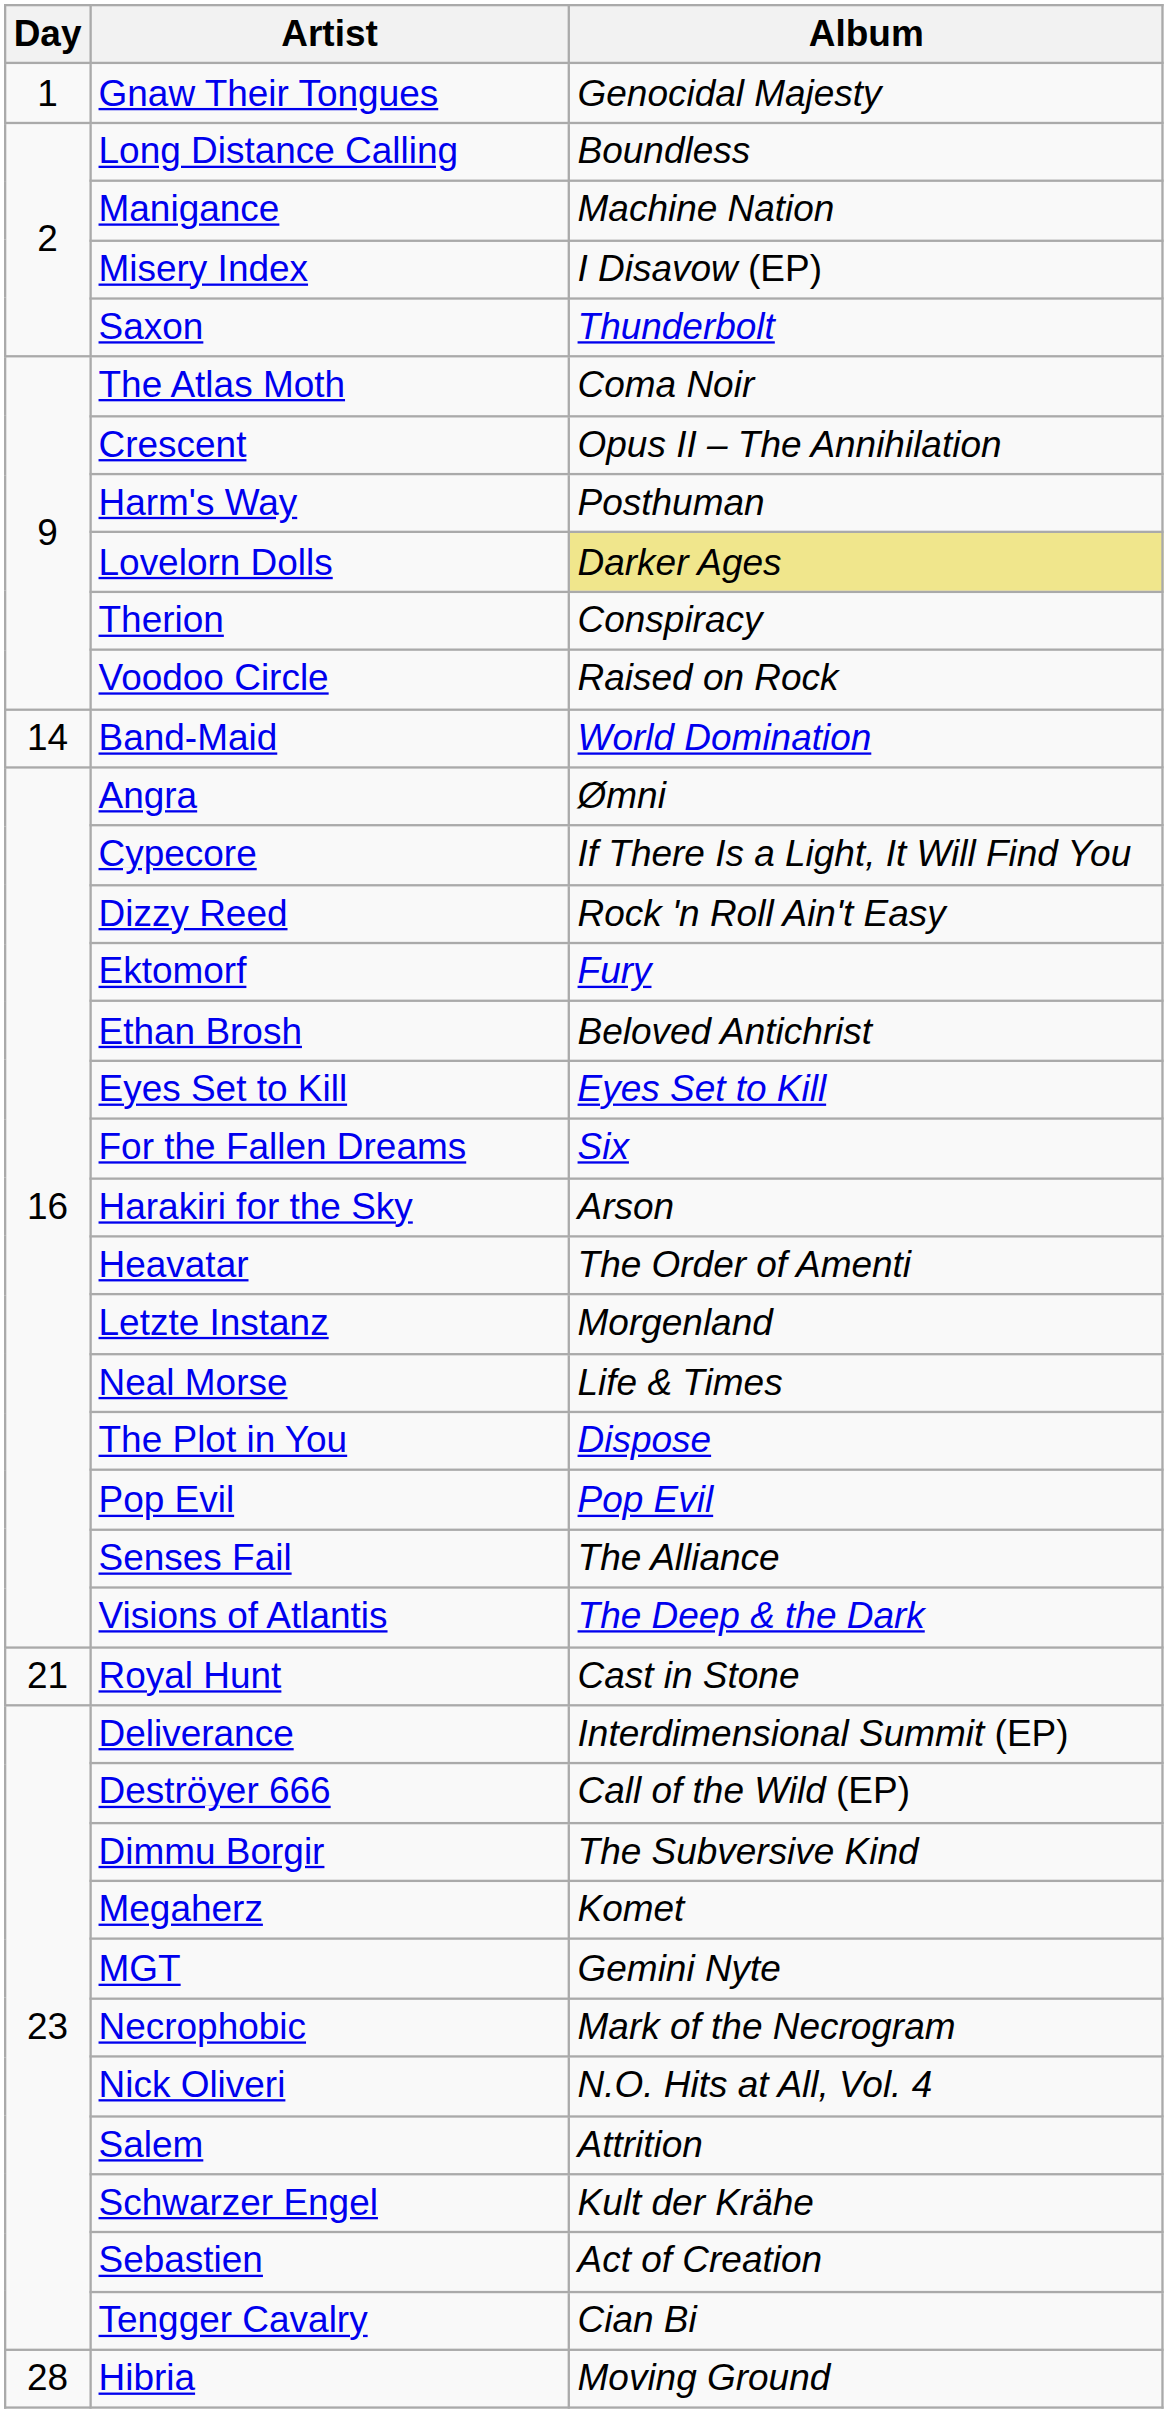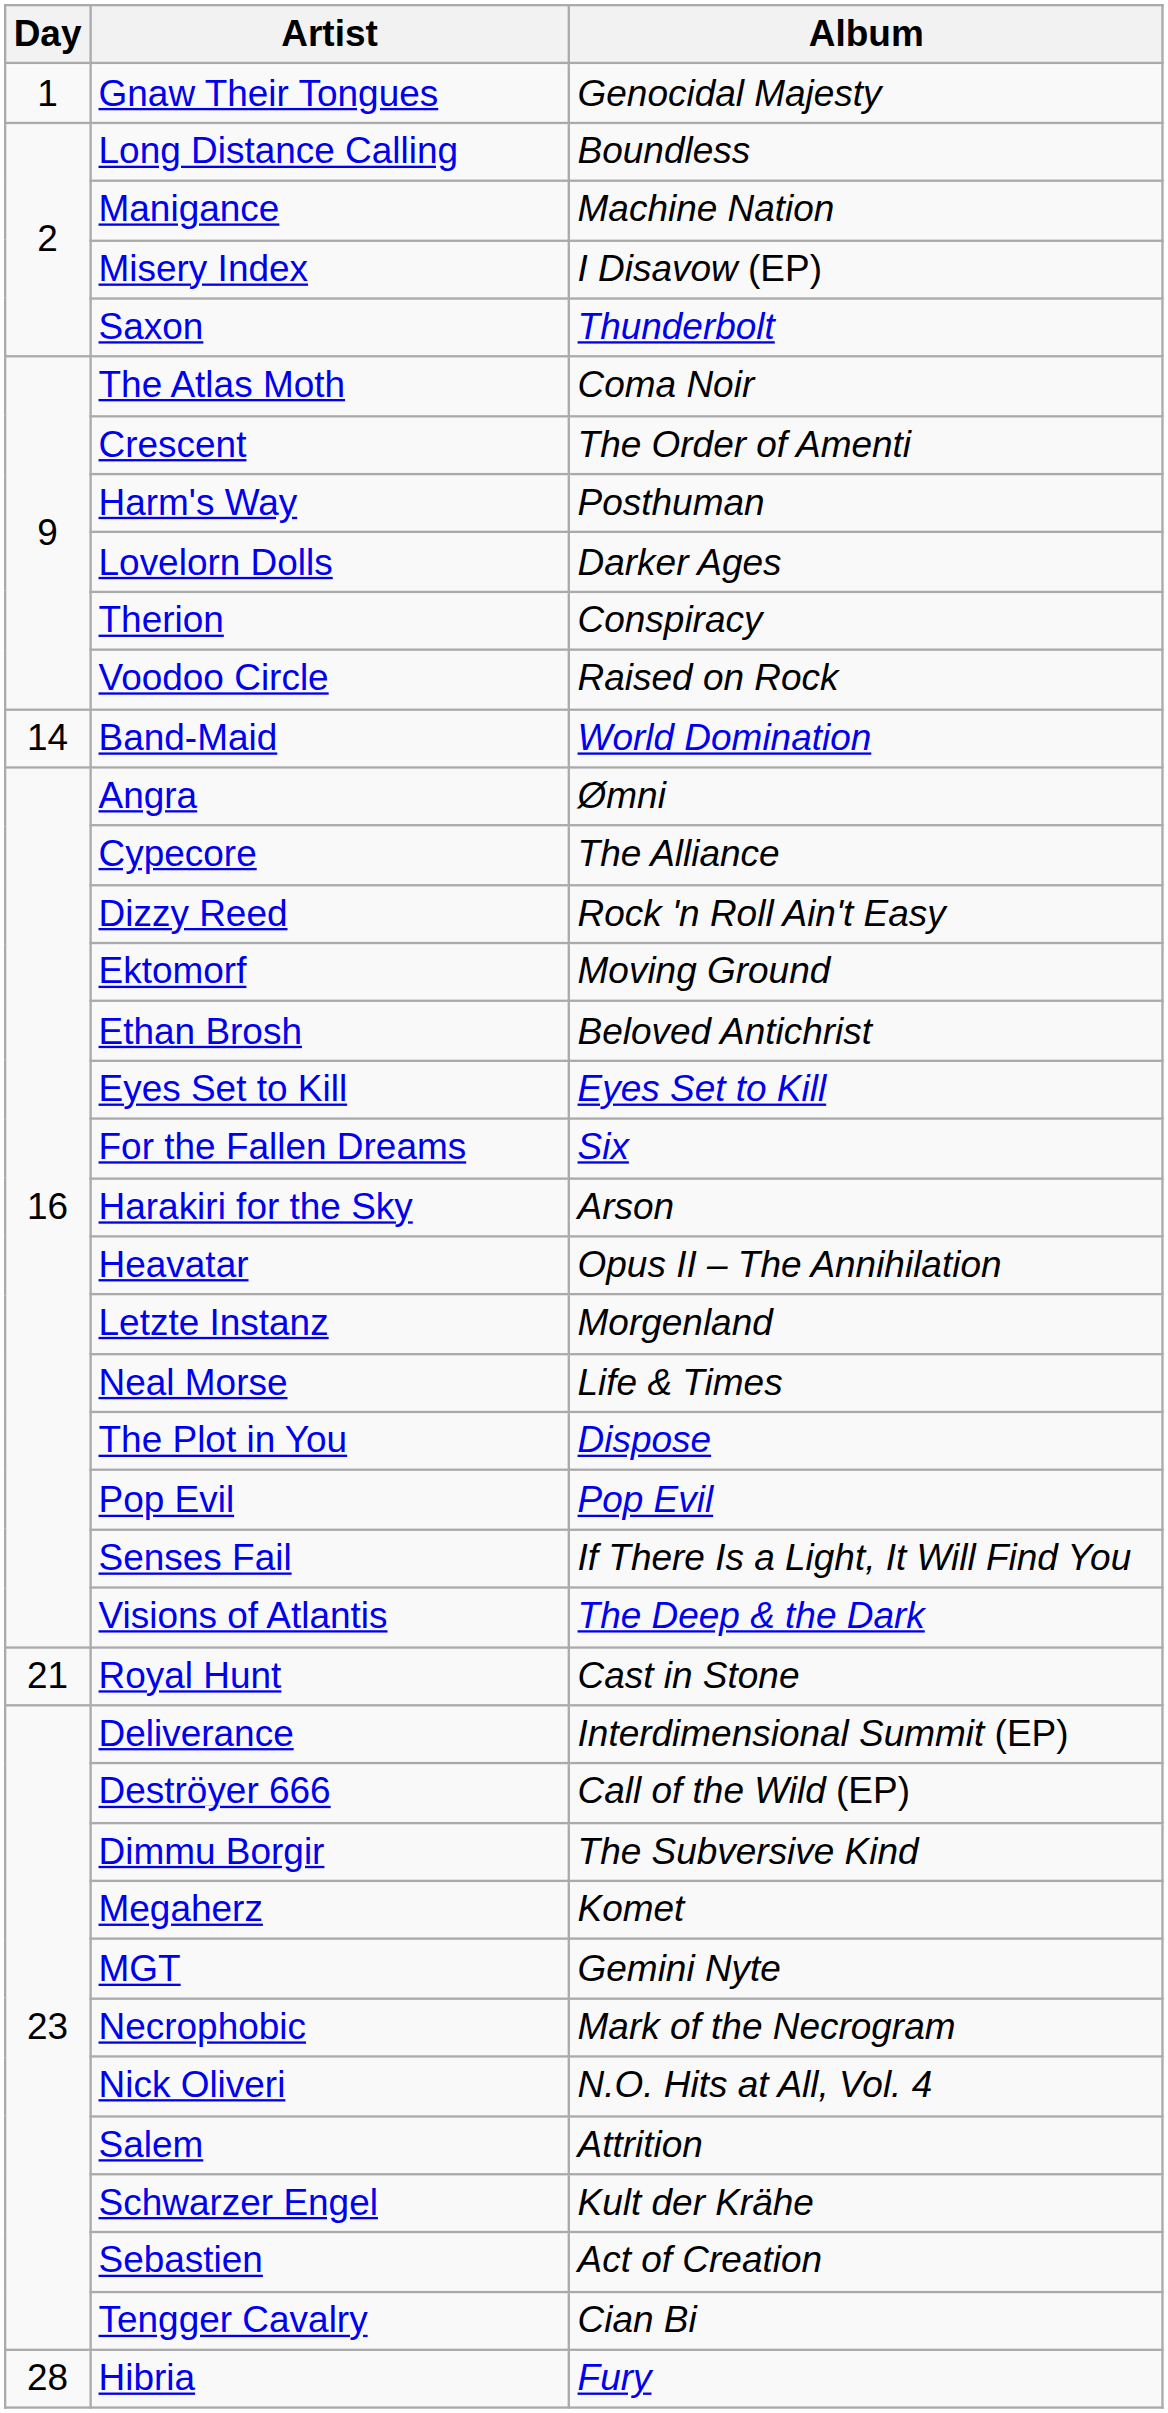(790, 444) Opus II – The Annihilation -> (744, 444) The Order of Amenti
(680, 561) khaki background -> (680, 561) no background
(854, 854) If There Is a Light, It Will Find You -> (679, 854) The Alliance
(615, 971) Fury -> (704, 971) Moving Ground
(744, 1264) The Order of Amenti -> (790, 1264) Opus II – The Annihilation
(679, 1557) The Alliance -> (854, 1557) If There Is a Light, It Will Find You
(704, 2378) Moving Ground -> (615, 2378) Fury
